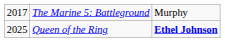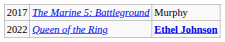(17, 29) 2025 -> (17, 29) 2022
